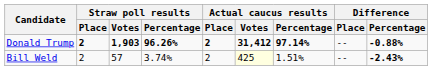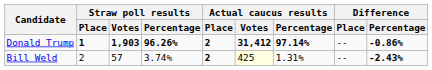(81, 42) 2 -> (81, 42) 1
(386, 42) -0.88% -> (386, 42) -0.86%
(208, 58) normal -> (208, 58) bold
(290, 58) 1.51% -> (290, 58) 1.31%
